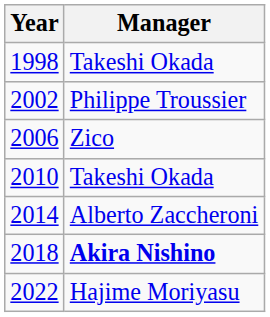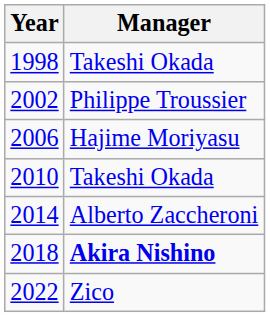(92, 138) Zico -> (155, 138) Hajime Moriyasu
(155, 291) Hajime Moriyasu -> (92, 291) Zico
